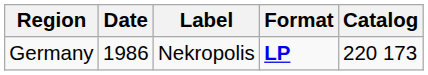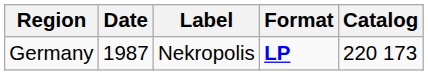(126, 53) 1986 -> (126, 53) 1987
